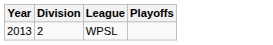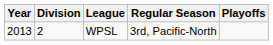+ column: (173, 13)
